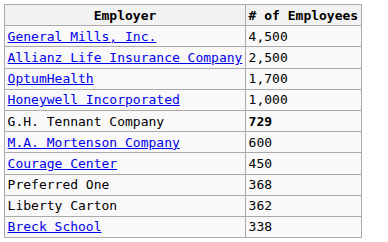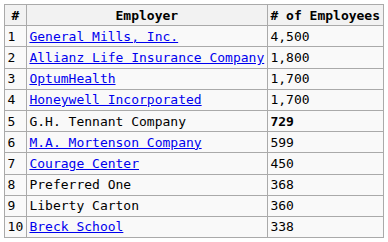+ column: (15, 15)
(268, 57) 2,500 -> (290, 57) 1,800
(268, 100) 1,000 -> (290, 100) 1,700
(260, 142) 600 -> (282, 142) 599
(260, 206) 362 -> (282, 206) 360
